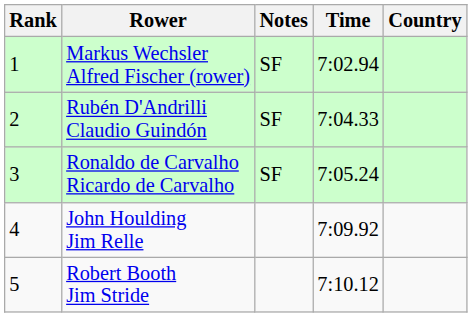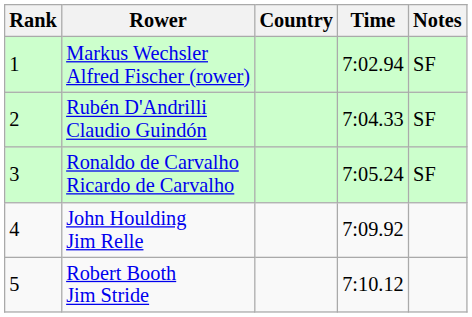columns swapped: (425, 20) <-> (284, 20)
